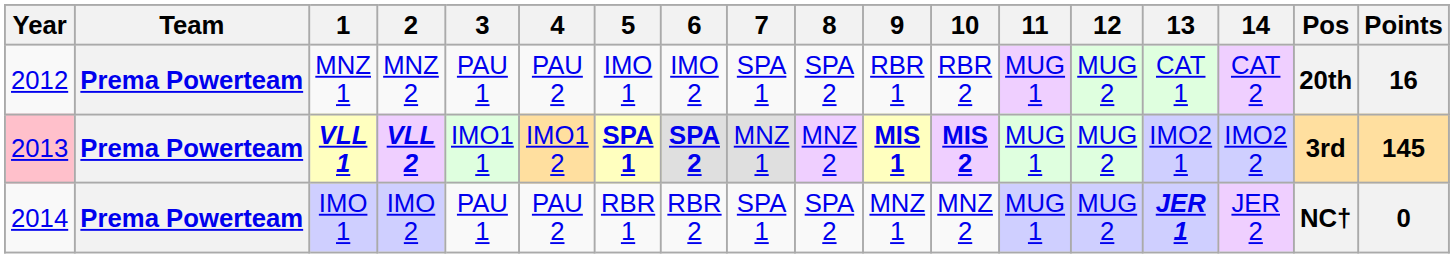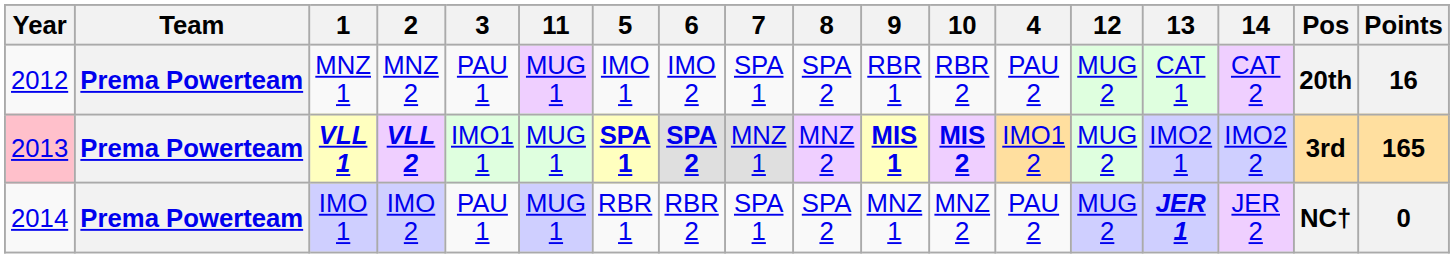columns swapped: (557, 25) <-> (1035, 25)
(1404, 148) 145 -> (1404, 148) 165
